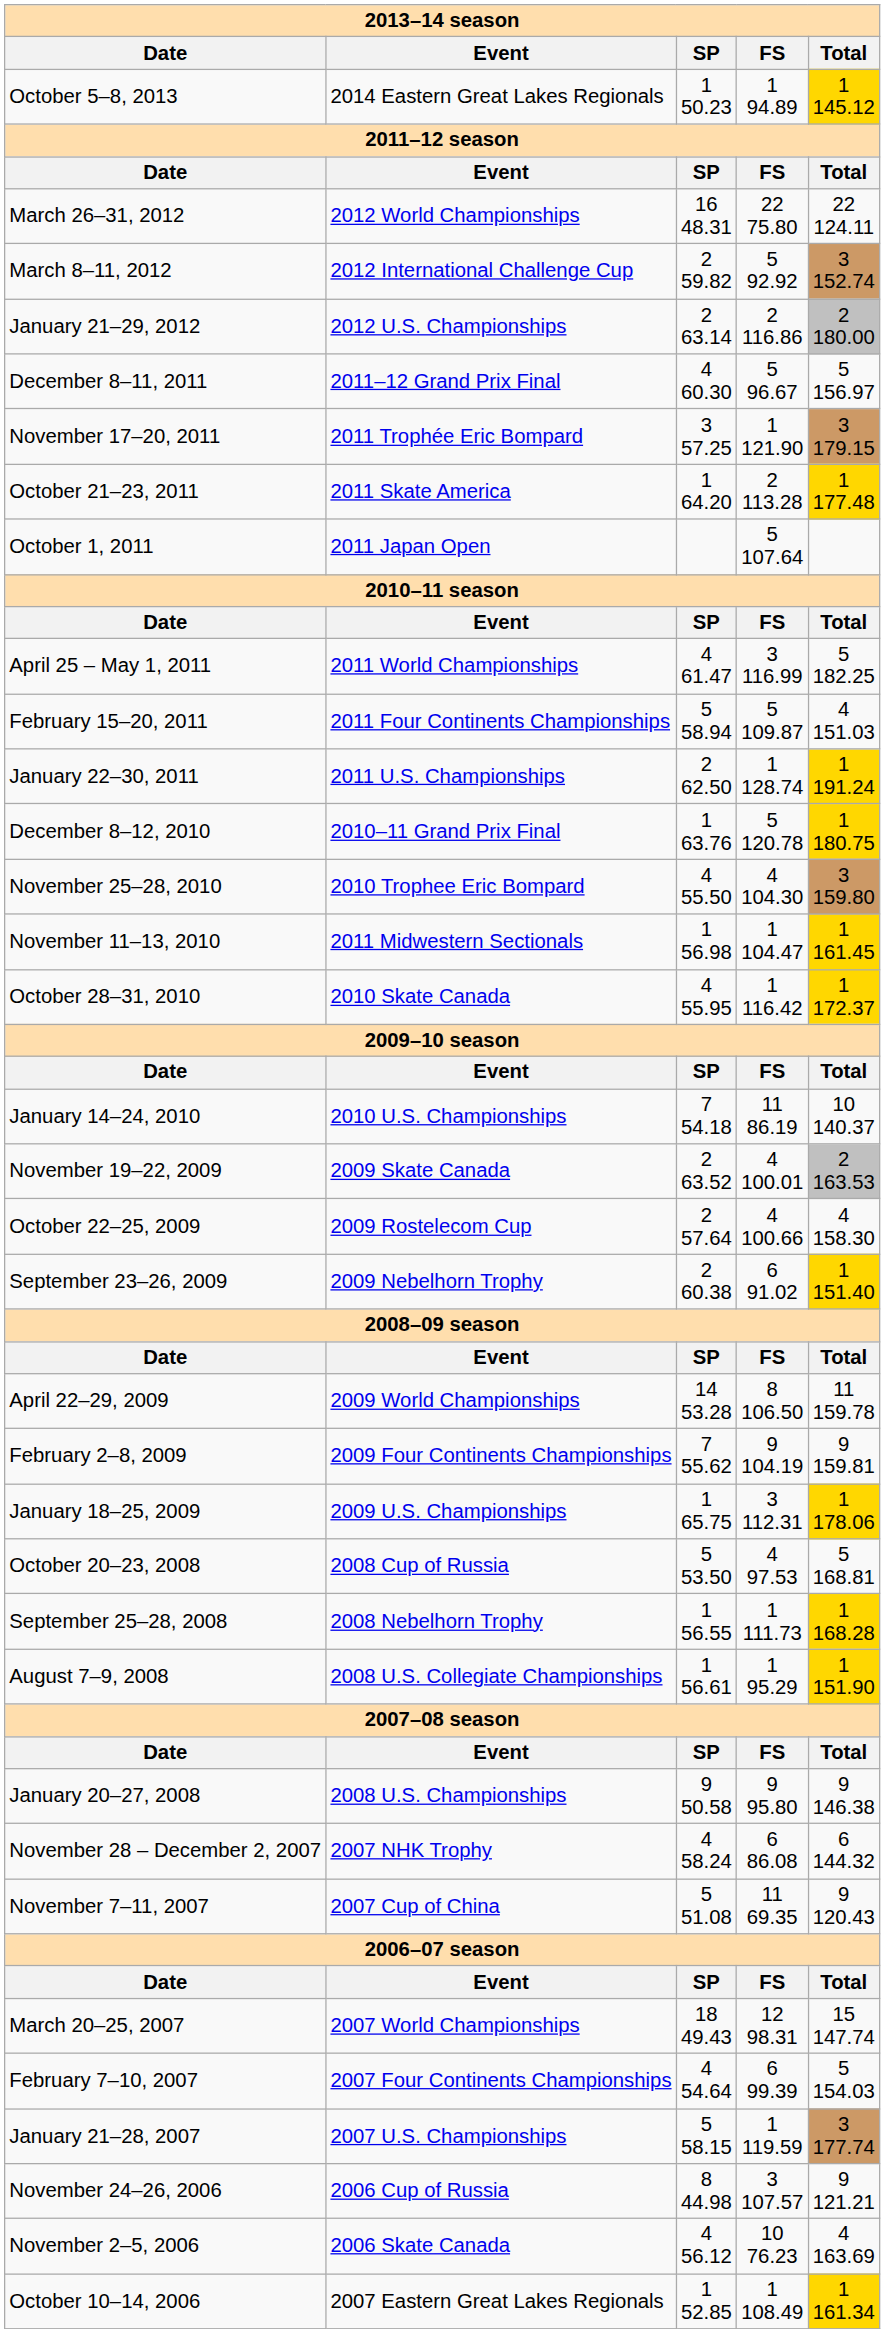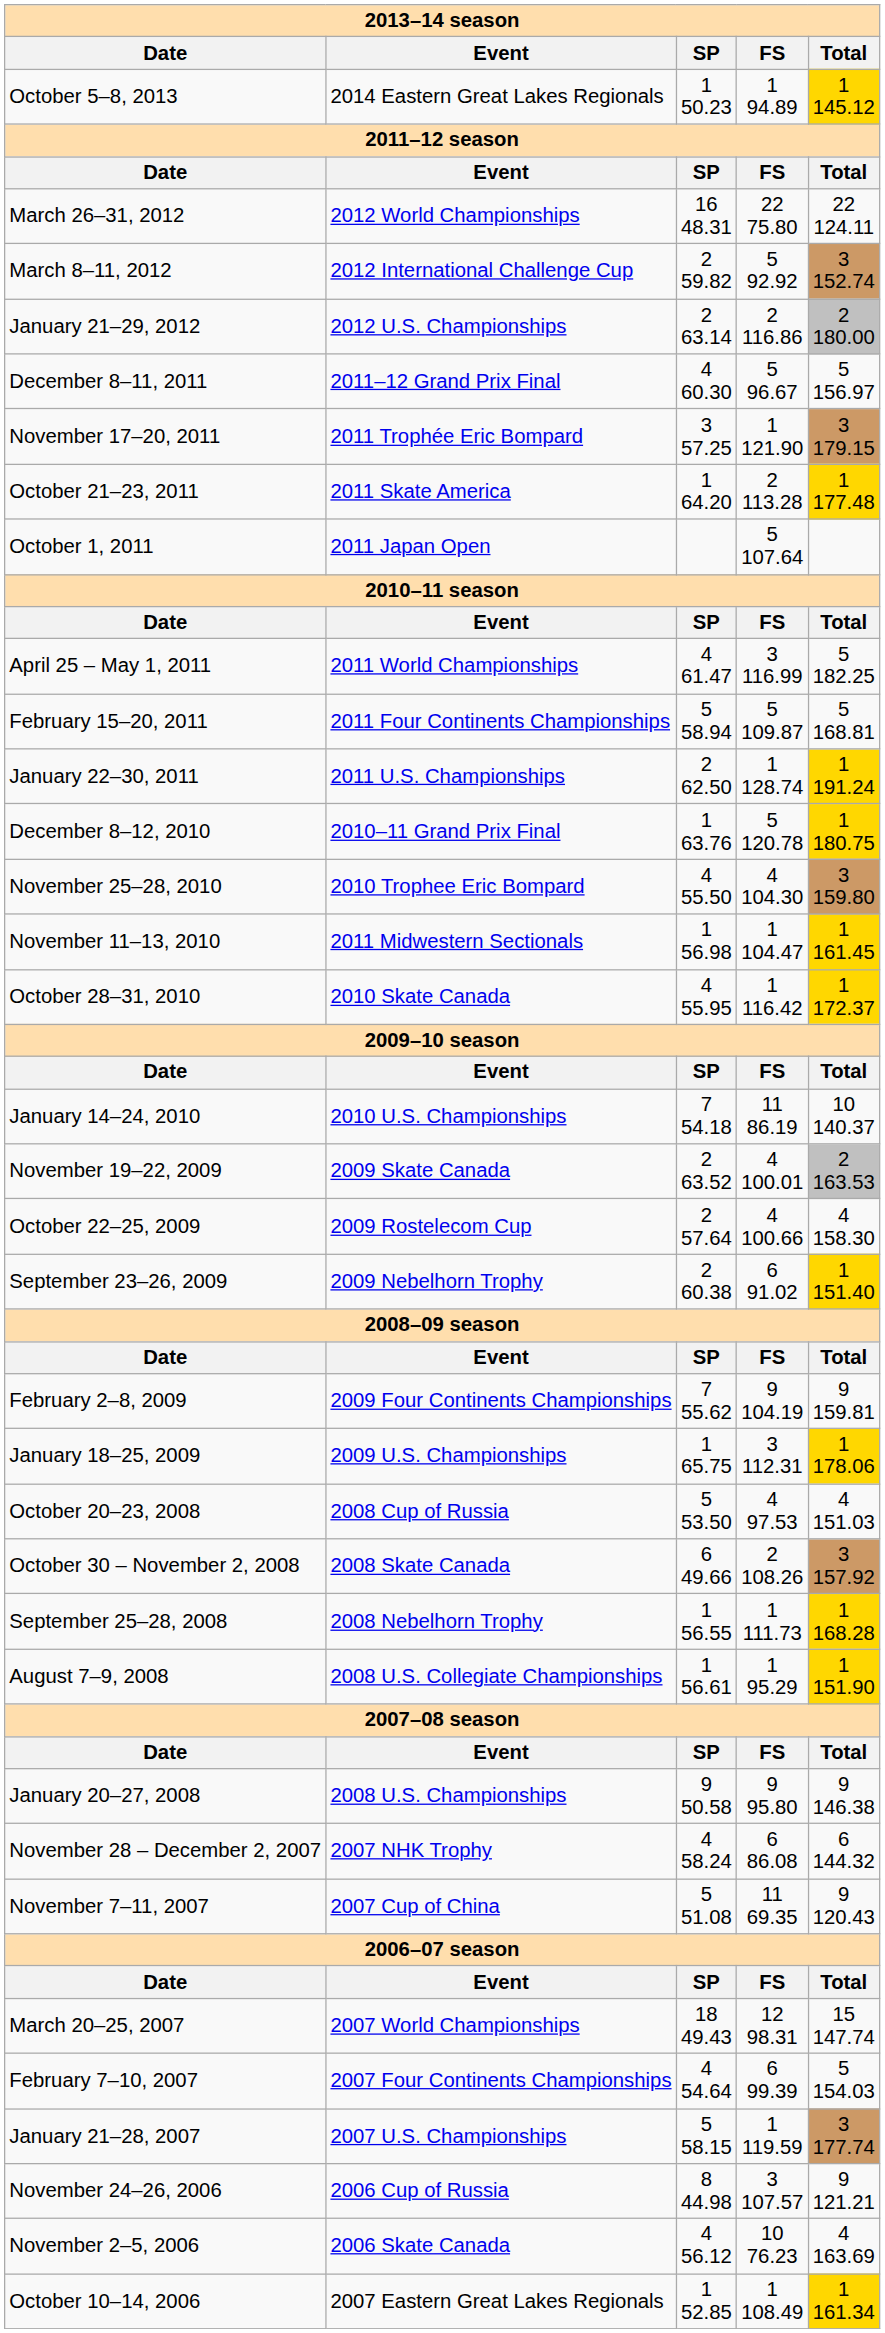(844, 721) 4 151.03 -> (844, 721) 5 168.81
- row: (89, 1400)
(844, 1566) 5 168.81 -> (844, 1511) 4 151.03
+ row: (154, 1566)
